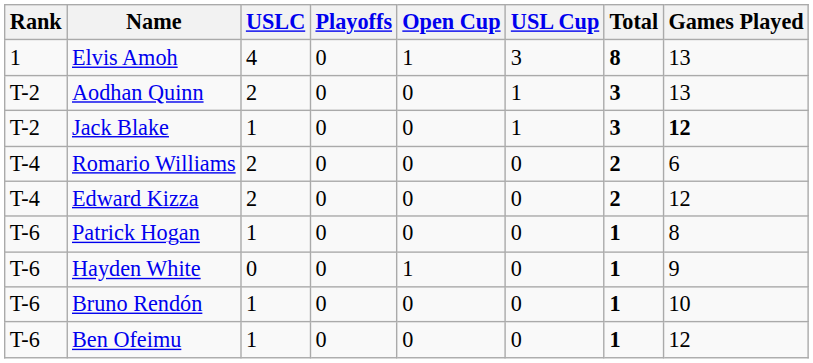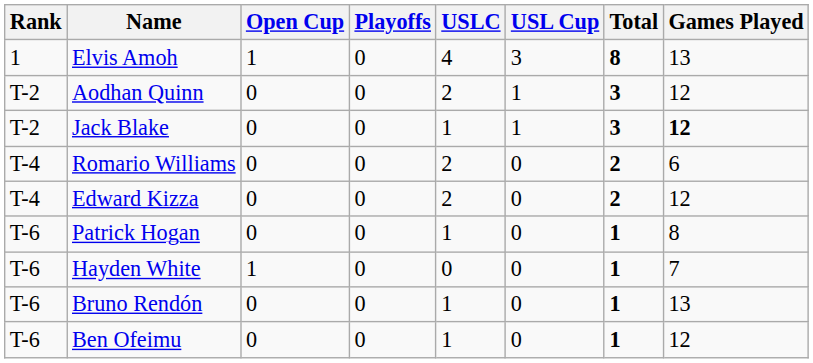columns swapped: (276, 22) <-> (451, 22)
(679, 92) 13 -> (679, 92) 12
(674, 269) 9 -> (674, 269) 7
(679, 304) 10 -> (679, 304) 13
